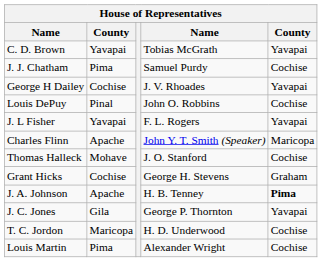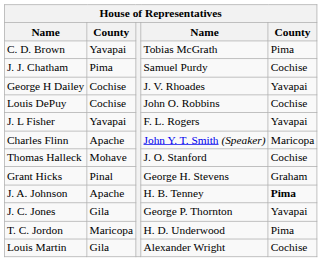(289, 49) Yavapai -> (282, 49) Pima
(101, 103) Pinal -> (108, 103) Cochise
(108, 176) Cochise -> (101, 176) Pinal
(289, 230) Cochise -> (282, 230) Pima
(101, 248) Pima -> (99, 248) Gila
